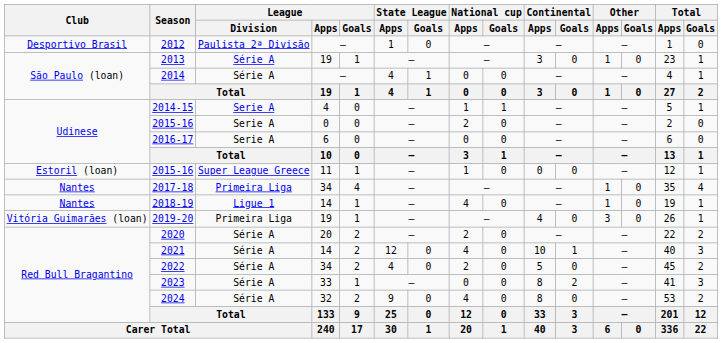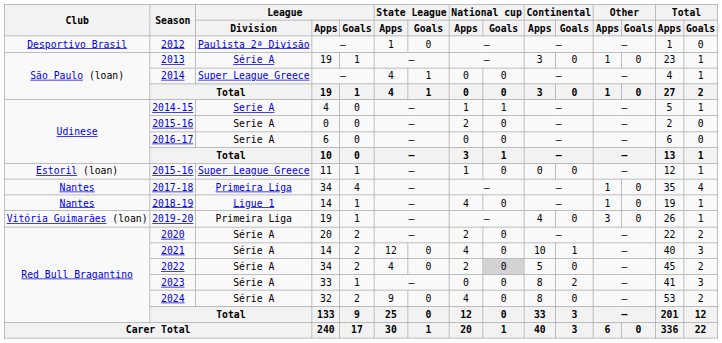(254, 76) Série A -> (254, 76) Super League Greece
(504, 267) no background -> (504, 267) lightgrey background
